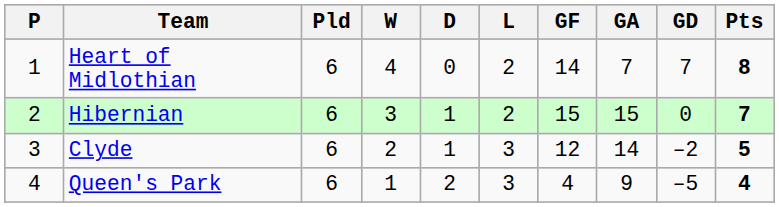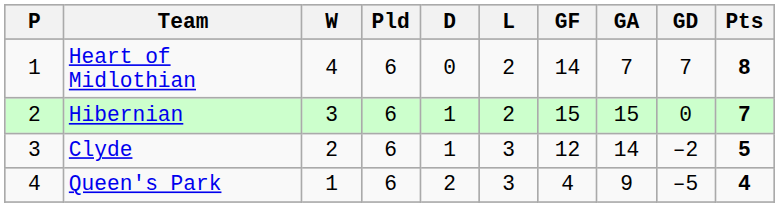columns swapped: (332, 22) <-> (391, 22)
